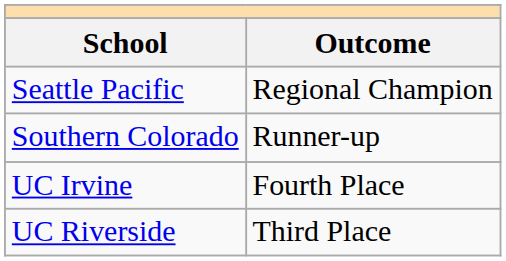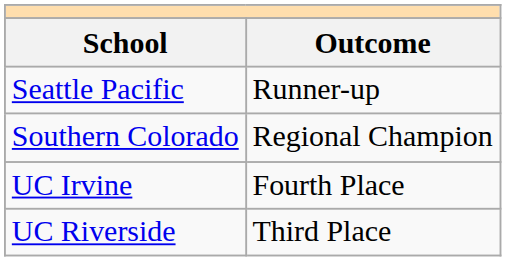(373, 89) Regional Champion -> (316, 89) Runner-up
(316, 136) Runner-up -> (373, 136) Regional Champion
